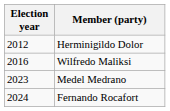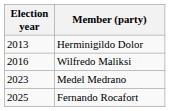(18, 44) 2012 -> (18, 44) 2013
(18, 97) 2024 -> (18, 97) 2025
